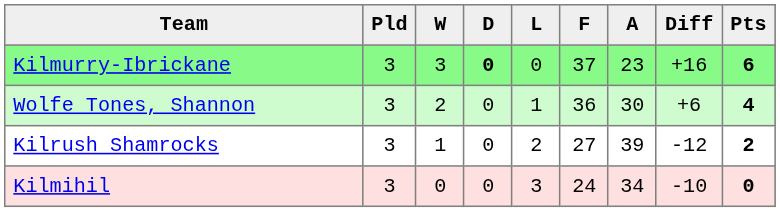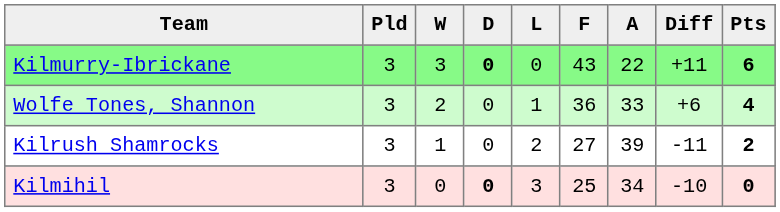(584, 65) 37 -> (584, 65) 43
(632, 65) 23 -> (632, 65) 22
(689, 65) +16 -> (689, 65) +11
(632, 106) 30 -> (632, 106) 33
(689, 146) -12 -> (689, 146) -11
(488, 186) normal -> (488, 186) bold
(584, 186) 24 -> (584, 186) 25
